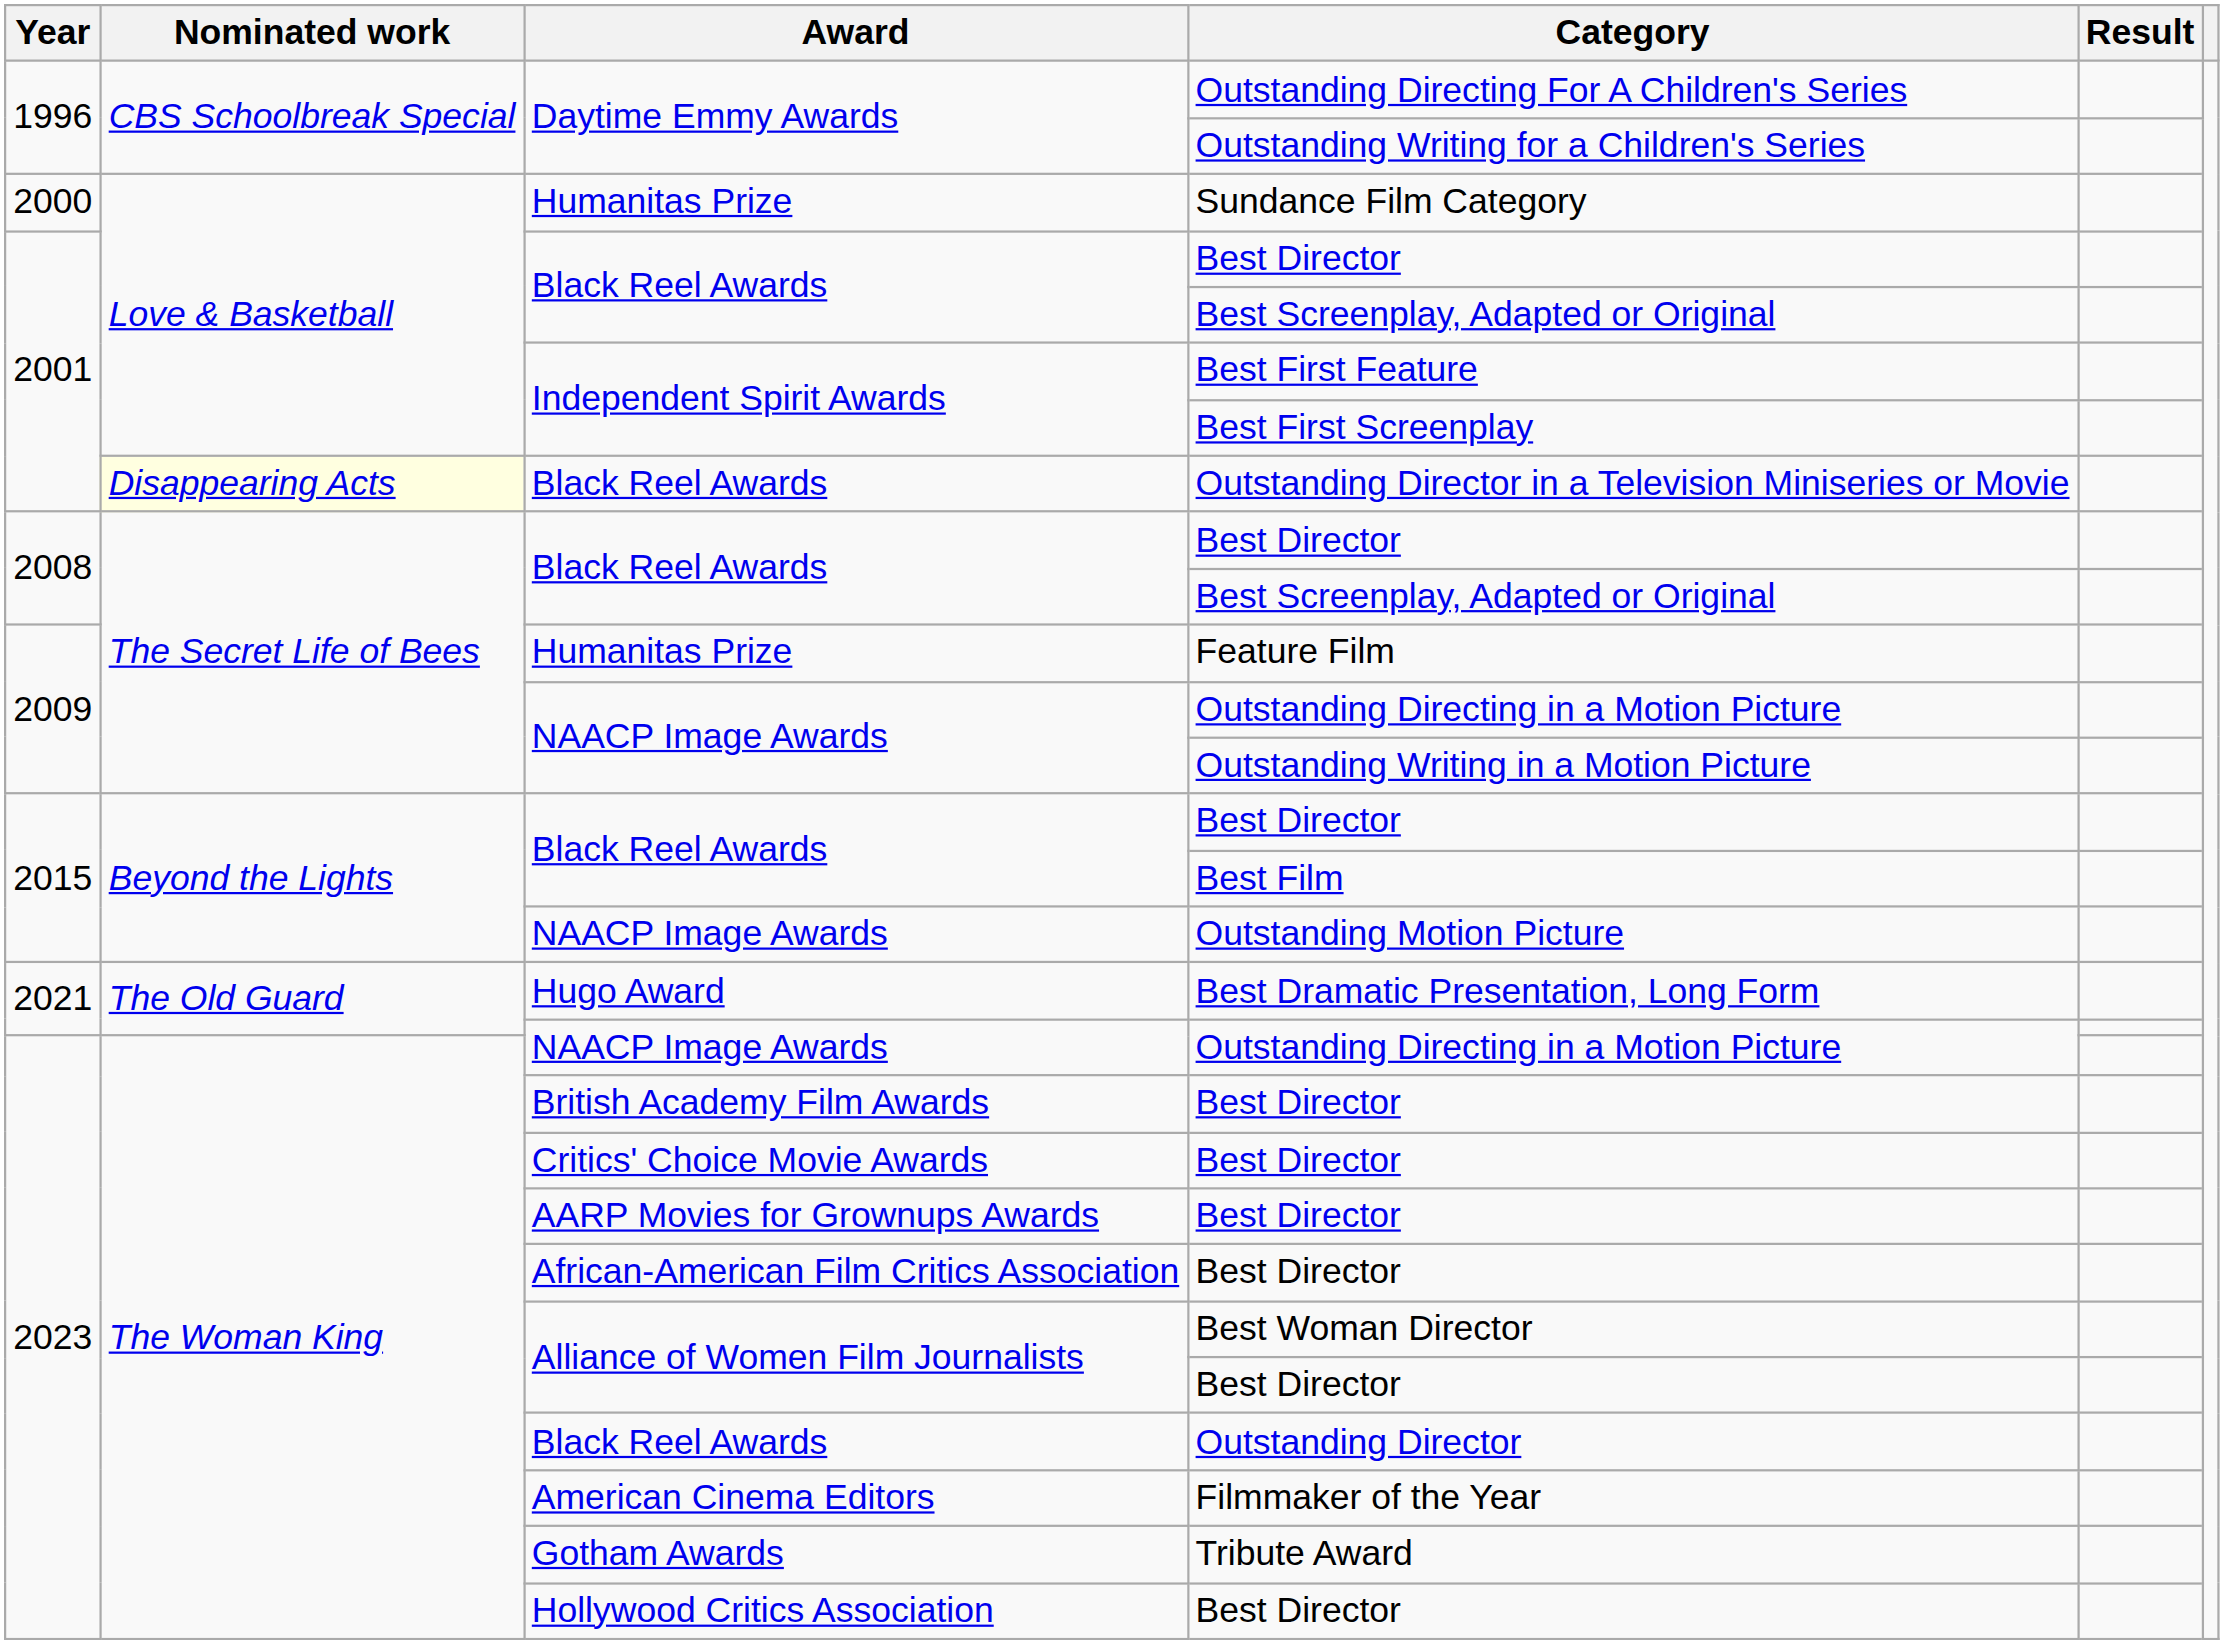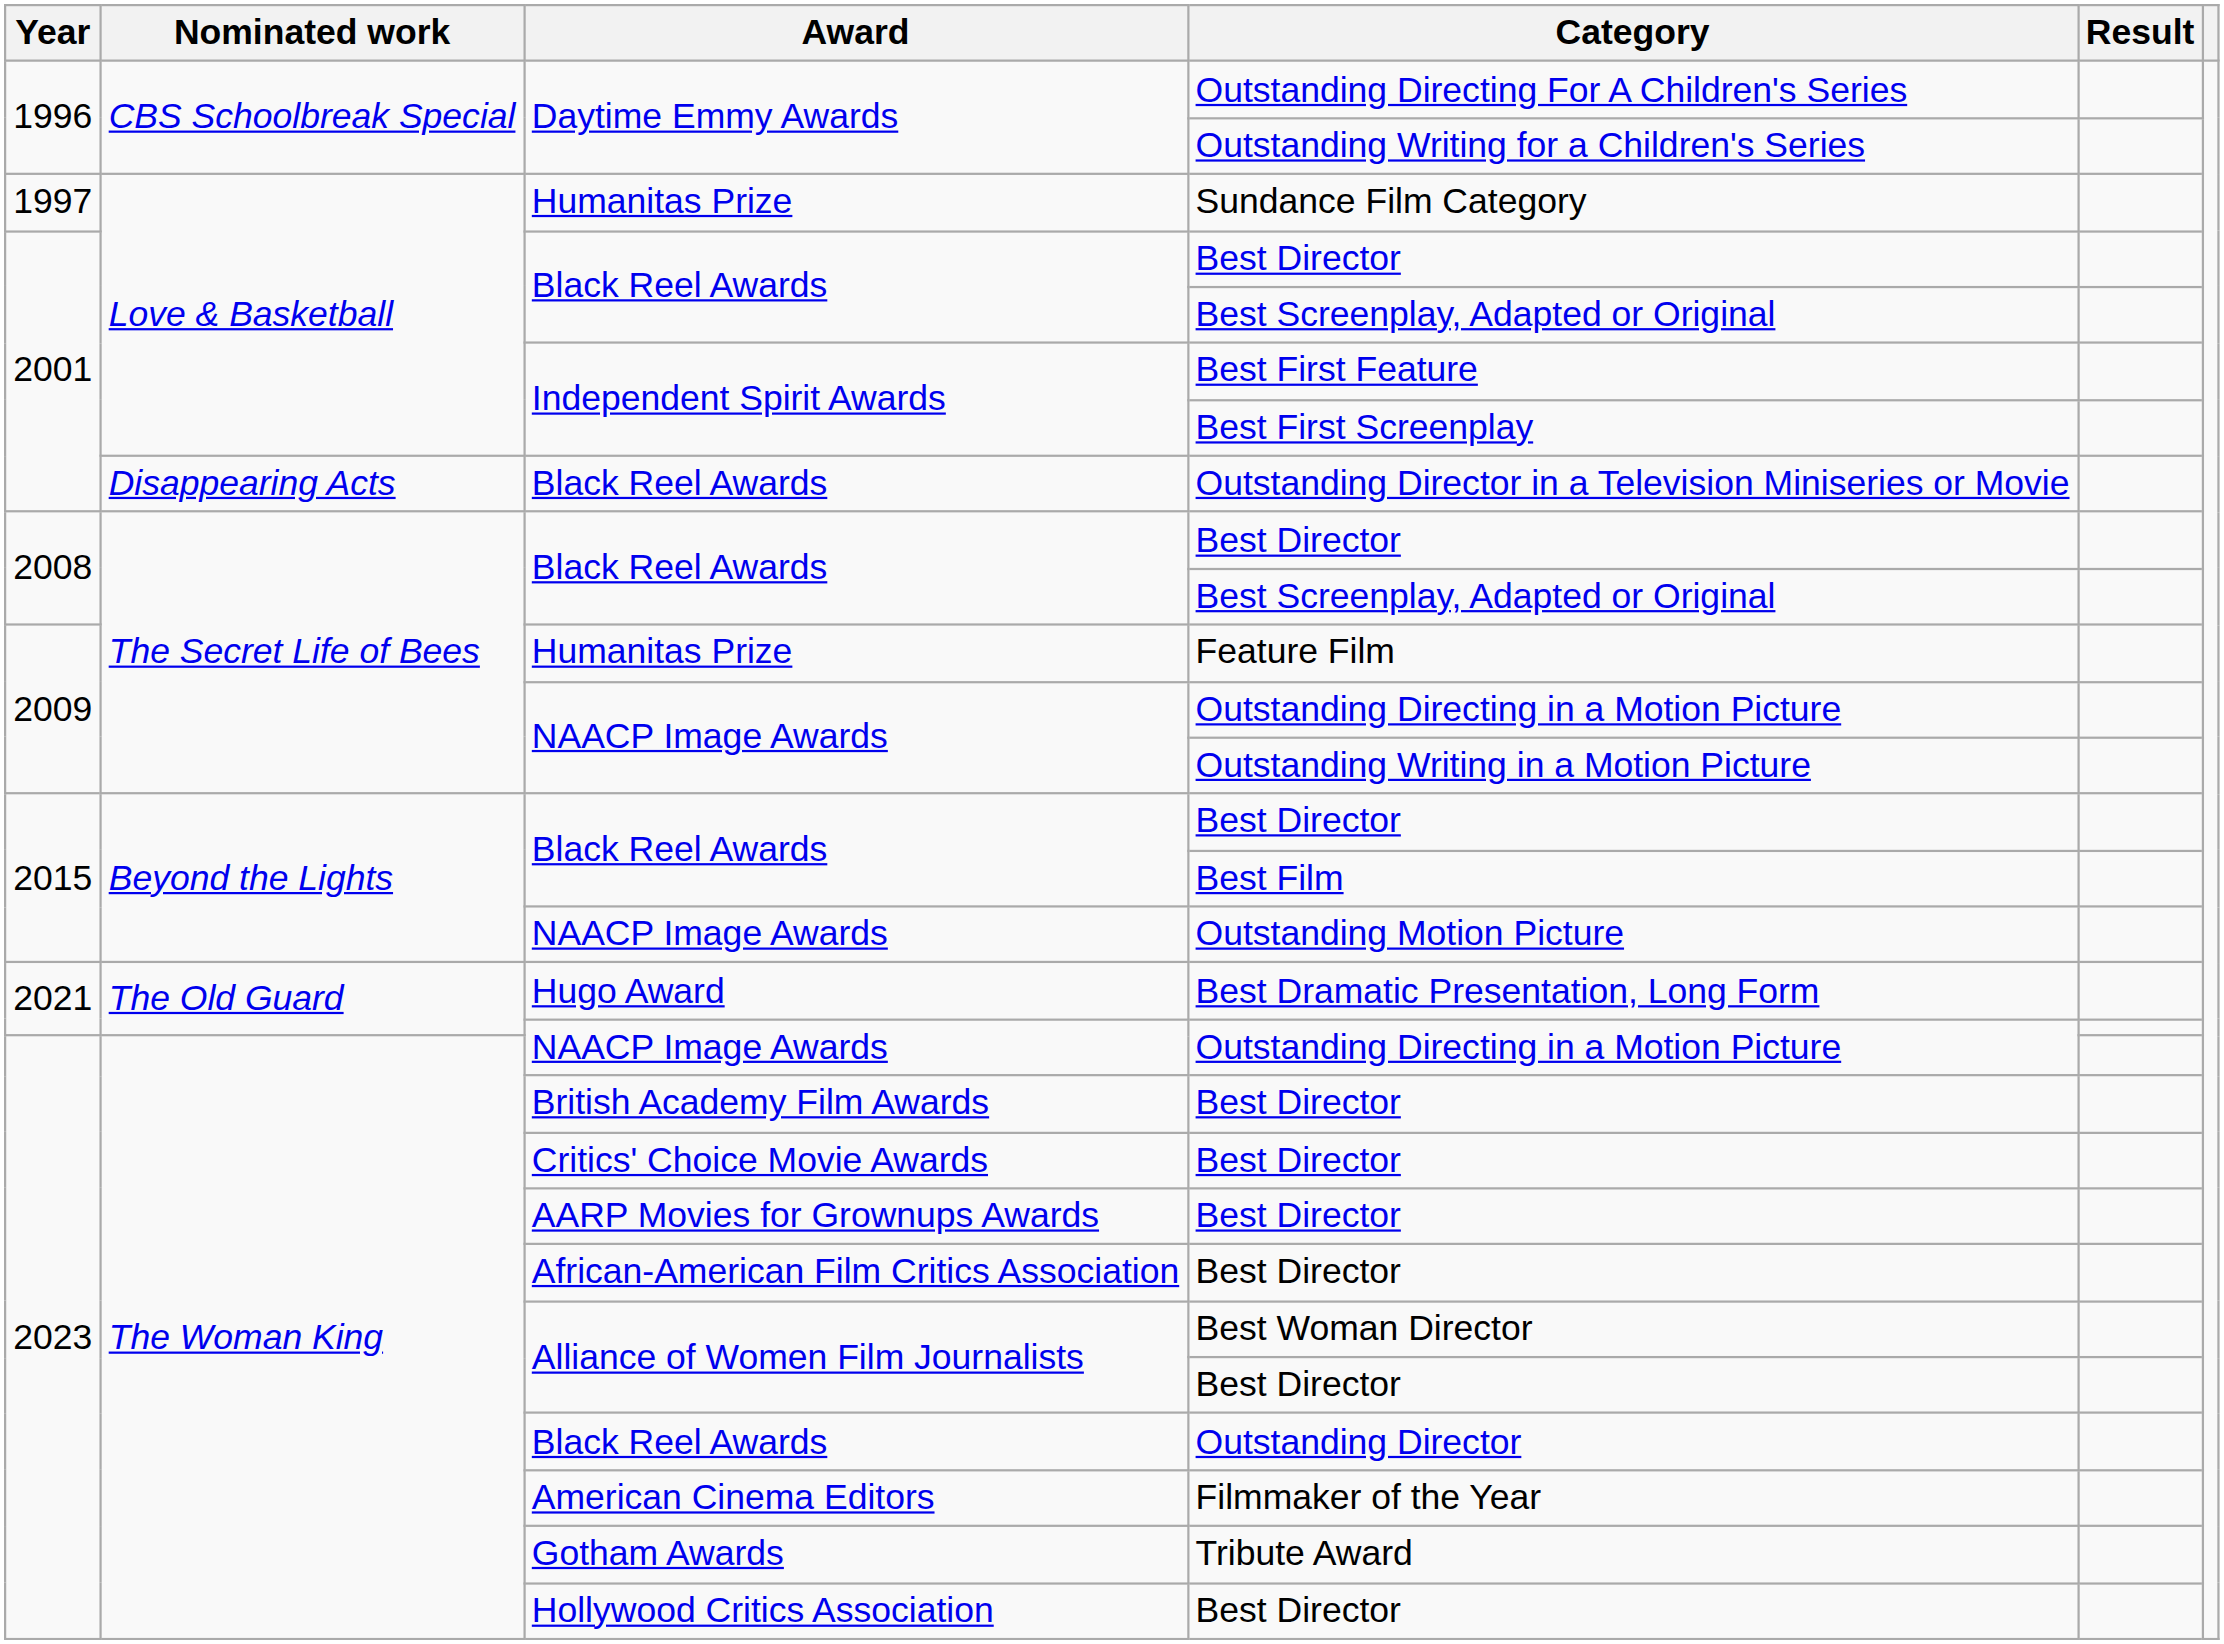(53, 201) 2000 -> (53, 201) 1997
(252, 483) lightyellow background -> (252, 483) no background
